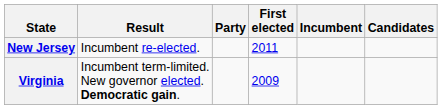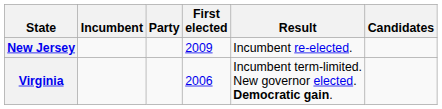columns swapped: (331, 28) <-> (145, 28)
(265, 47) 2011 -> (199, 47) 2009
(265, 81) 2009 -> (199, 81) 2006
